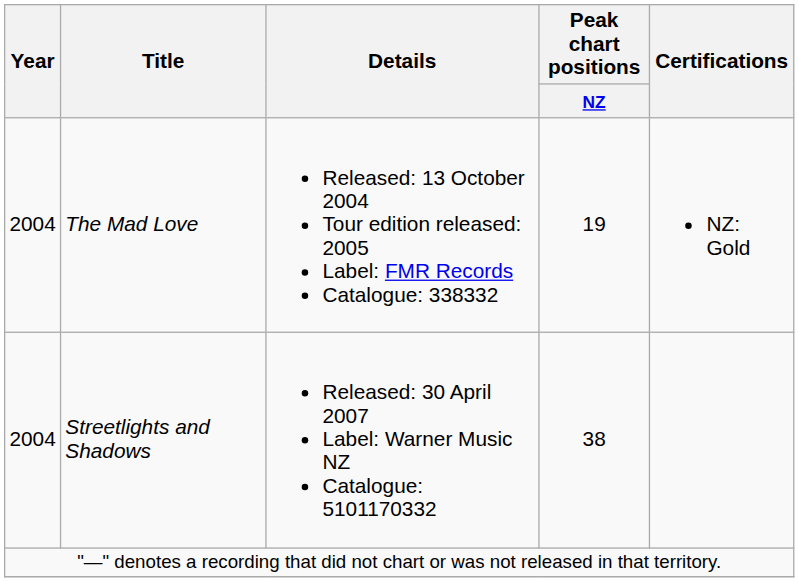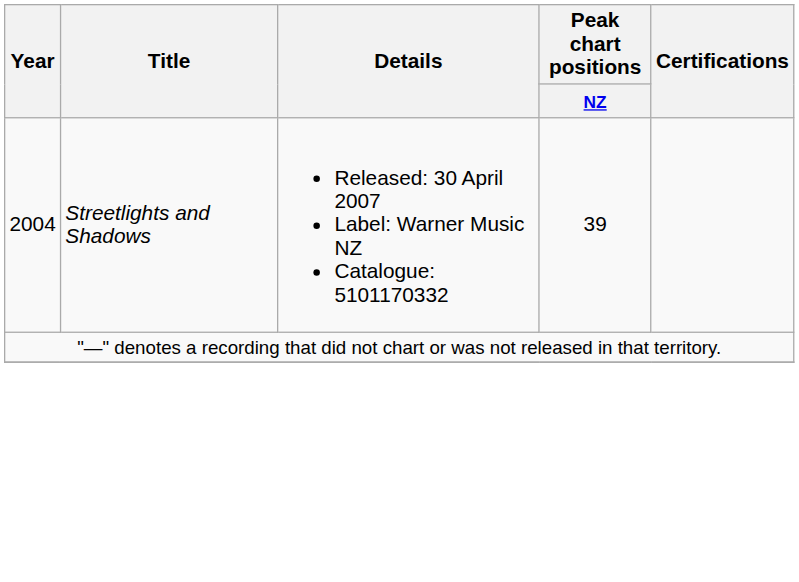- row: (132, 224)
(594, 439) 38 -> (595, 224) 39
